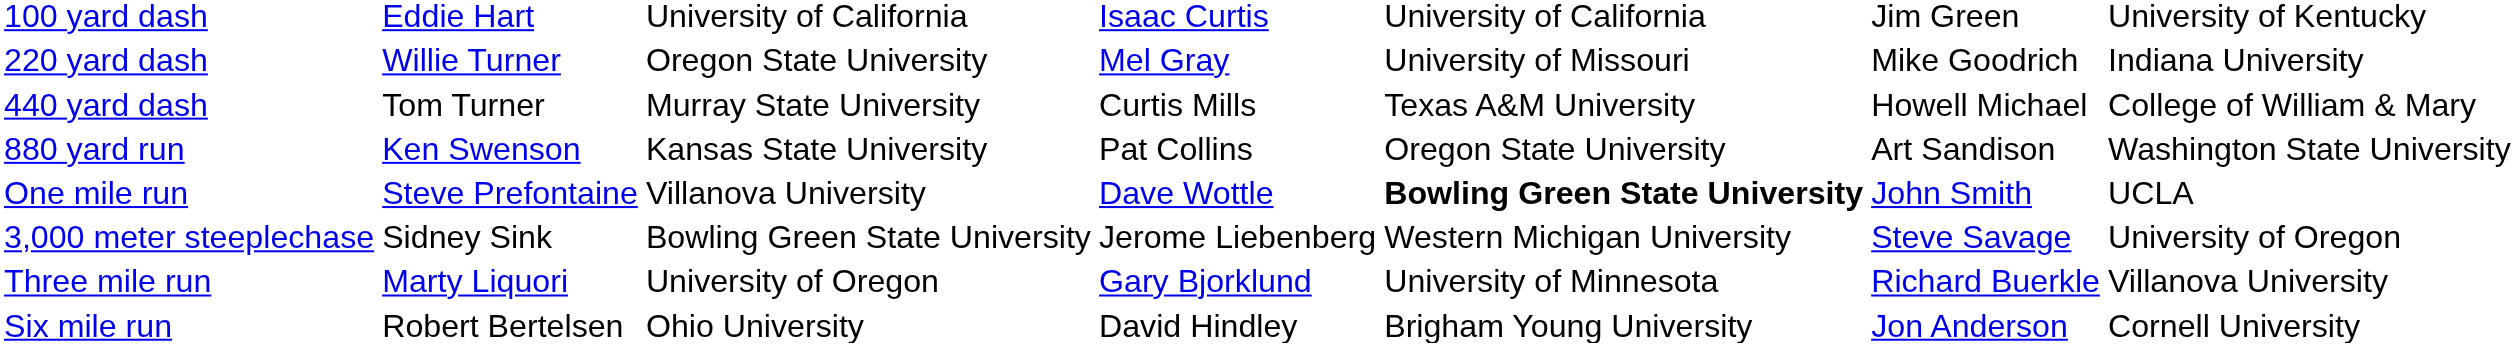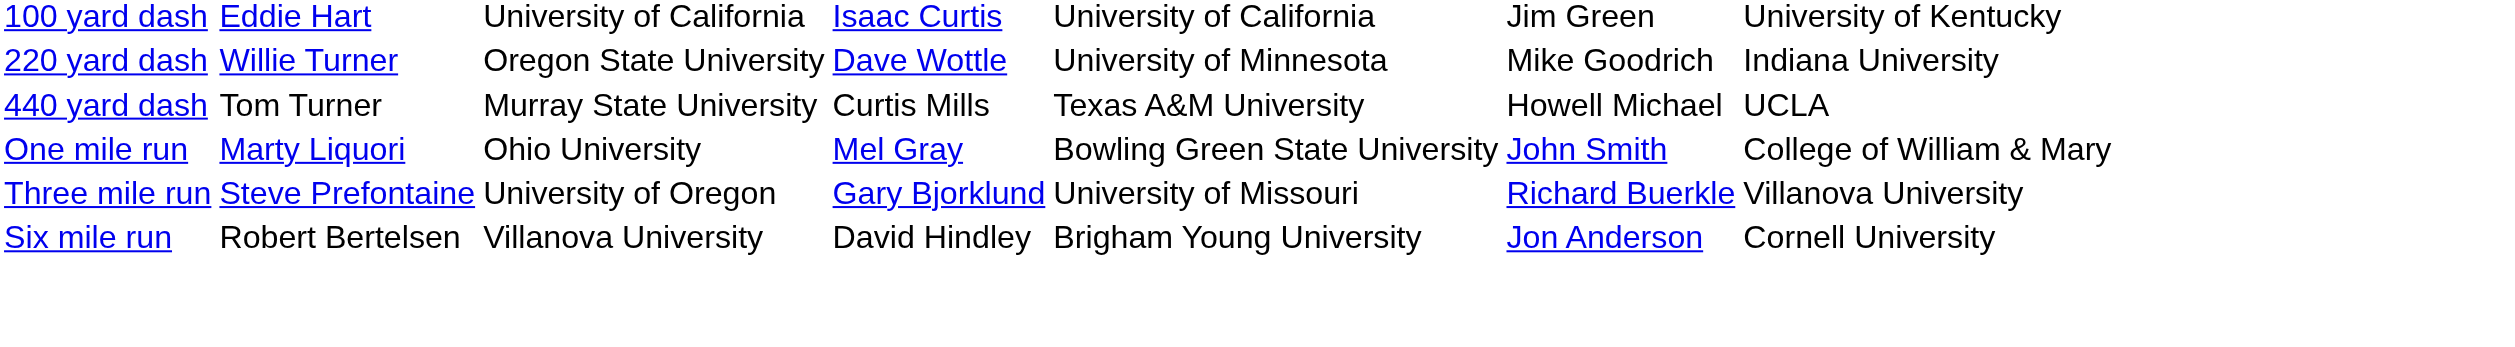(1164, 60) Mel Gray -> (920, 60) Dave Wottle
(1537, 60) University of Missouri -> (1220, 60) University of Minnesota
(2292, 105) College of William & Mary -> (1786, 105) UCLA
- row: (94, 149)
(510, 193) Steve Prefontaine -> (312, 149) Marty Liquori
(786, 193) Villanova University -> (592, 149) Ohio University
(1186, 193) Dave Wottle -> (898, 149) Mel Gray
(1624, 193) bold -> (1276, 149) normal
(2151, 193) UCLA -> (1927, 149) College of William & Mary
- row: (189, 237)
(475, 281) Marty Liquori -> (347, 193) Steve Prefontaine
(1551, 281) University of Minnesota -> (1206, 193) University of Missouri
(755, 326) Ohio University -> (623, 237) Villanova University
